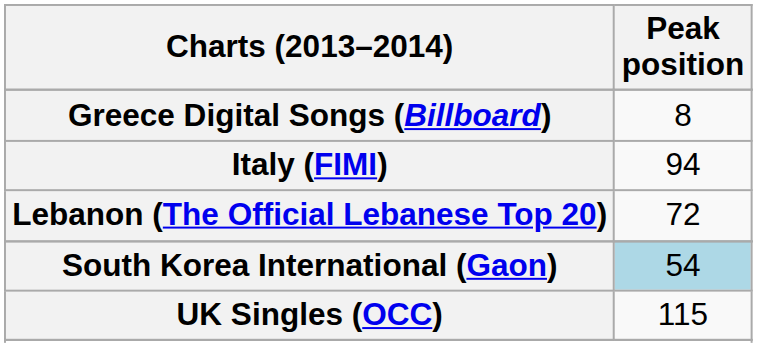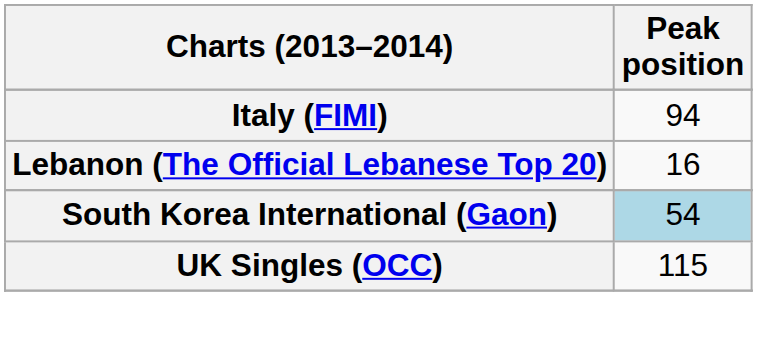- row: (310, 114)
(683, 214) 72 -> (683, 164) 16
